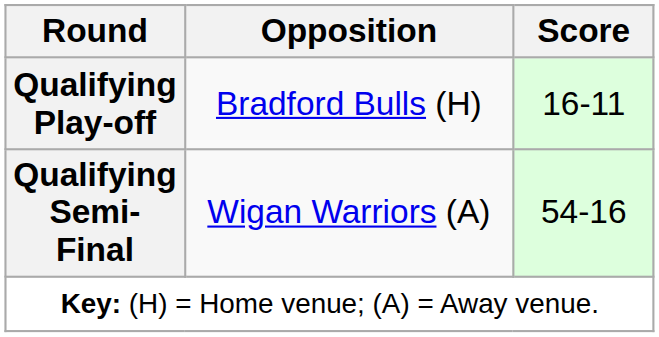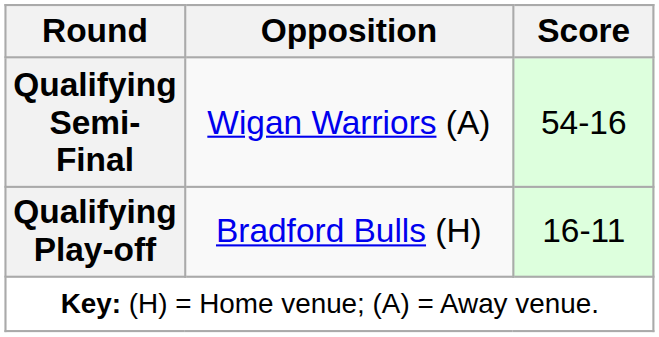rows swapped: (95, 102) <-> (95, 212)
